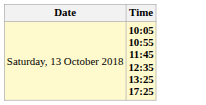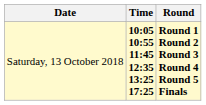+ column: (179, 13)
